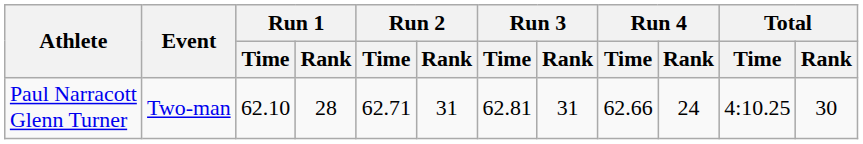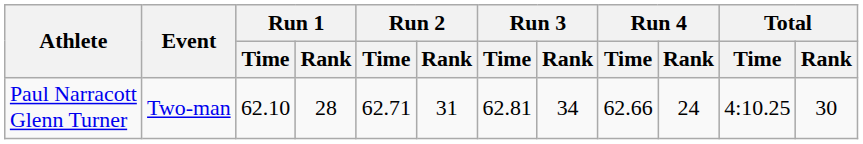(568, 108) 31 -> (568, 108) 34
